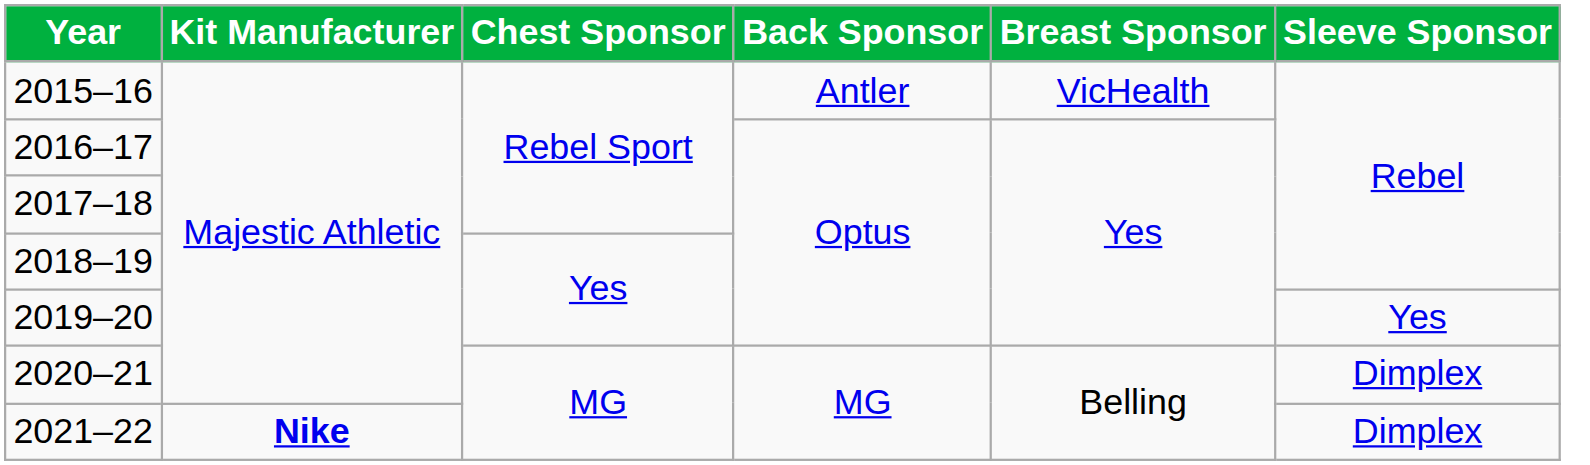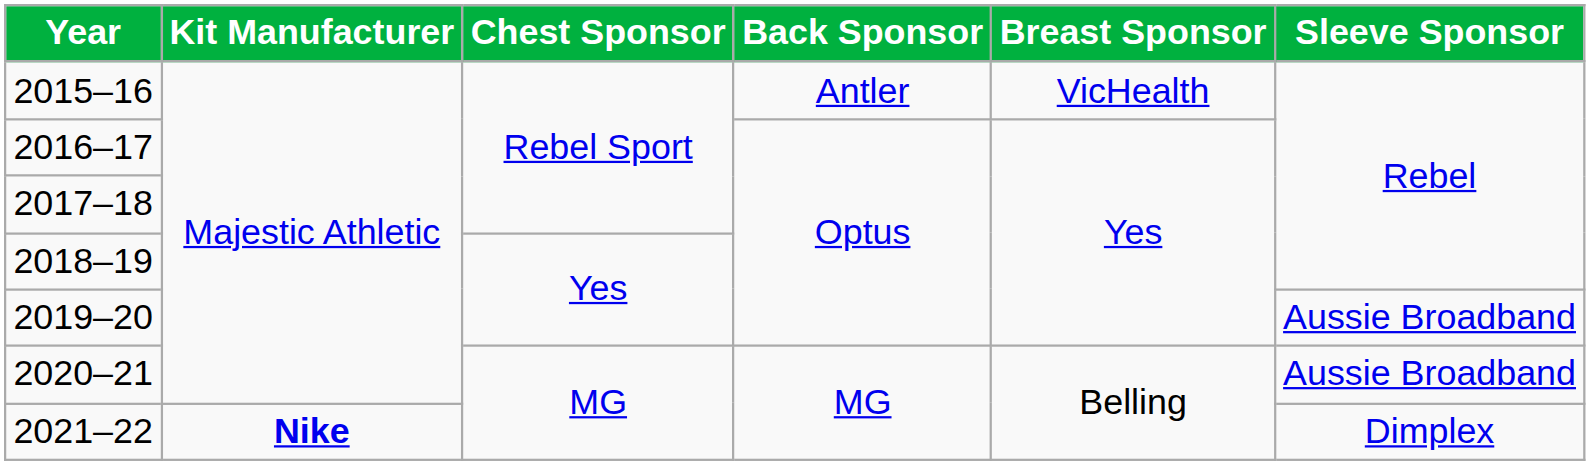(1418, 317) Yes -> (1430, 317) Aussie Broadband
(1418, 373) Dimplex -> (1430, 373) Aussie Broadband
